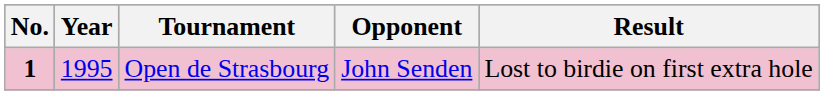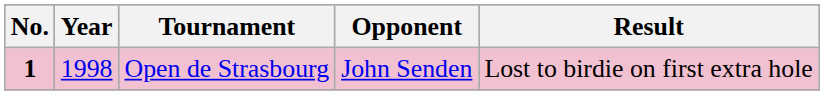(87, 68) 1995 -> (87, 68) 1998
